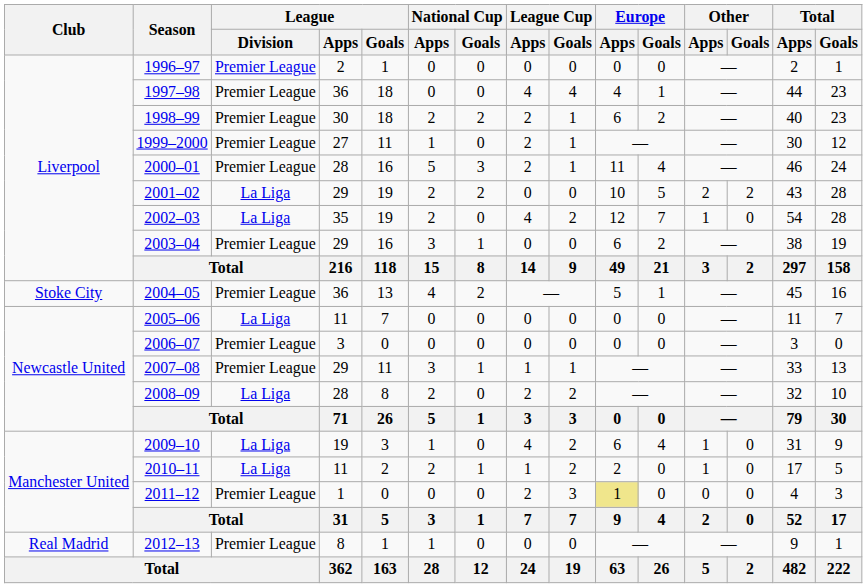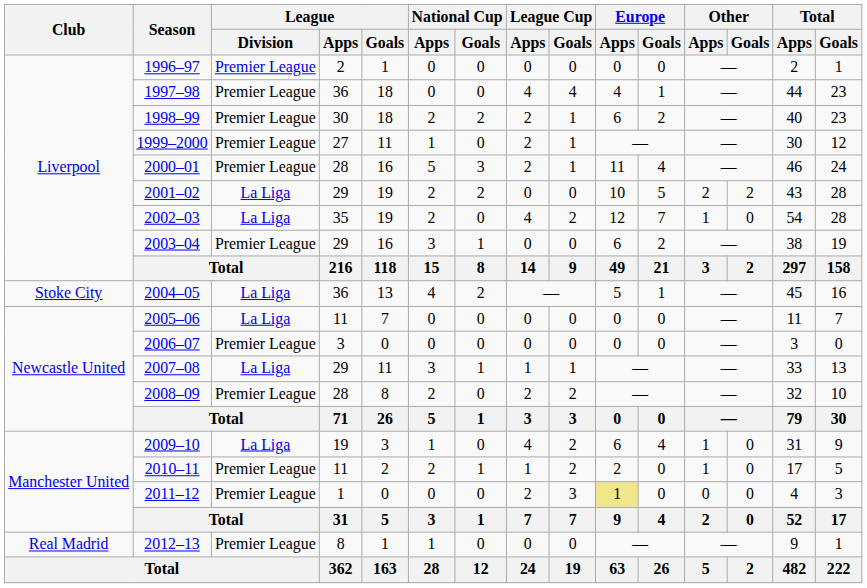(265, 293) Premier League -> (265, 293) La Liga
(265, 368) Premier League -> (265, 368) La Liga
(265, 393) La Liga -> (265, 393) Premier League
(265, 469) La Liga -> (265, 469) Premier League
